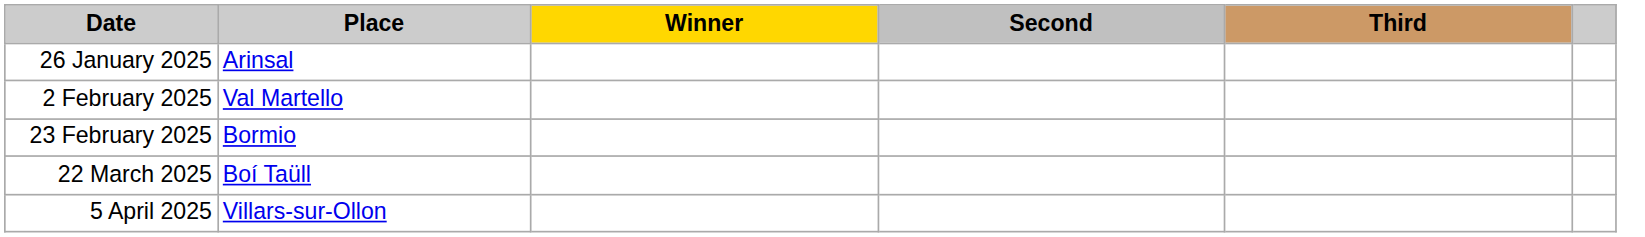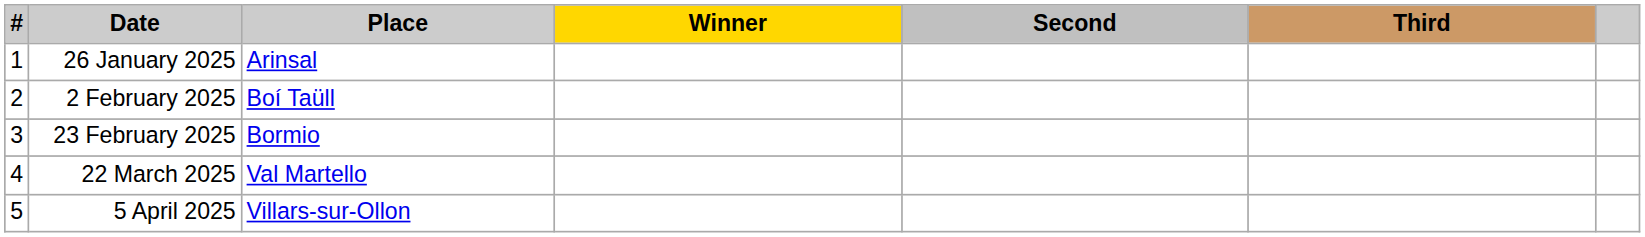+ column: (17, 23)
(283, 98) Val Martello -> (291, 98) Boí Taüll
(267, 174) Boí Taüll -> (307, 174) Val Martello
